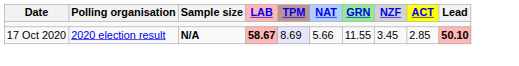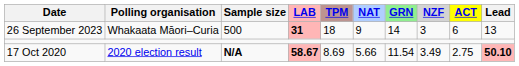+ row: (55, 30)
(291, 35) lavender background -> (334, 52) no background
(358, 35) 11.55 -> (401, 52) 11.54
(388, 35) 3.45 -> (431, 52) 3.49
(420, 35) 2.85 -> (463, 52) 2.75
